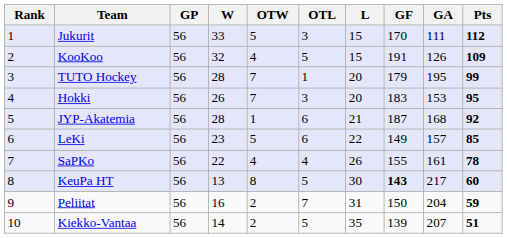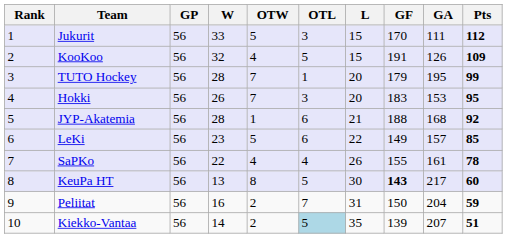(397, 118) 187 -> (397, 118) 188
(305, 222) no background -> (305, 222) lightblue background
